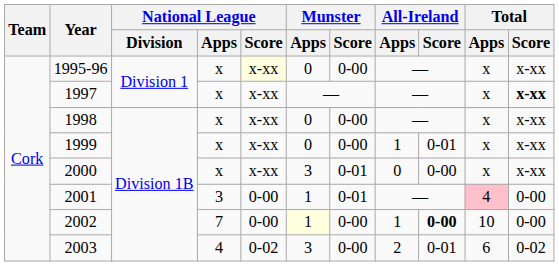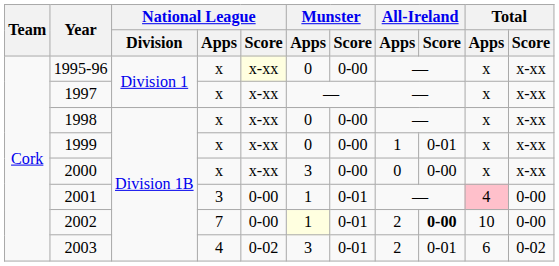(531, 94) bold -> (531, 94) normal
(353, 171) 0-01 -> (353, 171) 0-00
(353, 222) 0-00 -> (353, 222) 0-01
(397, 222) 1 -> (397, 222) 2
(353, 247) 0-00 -> (353, 247) 0-01
